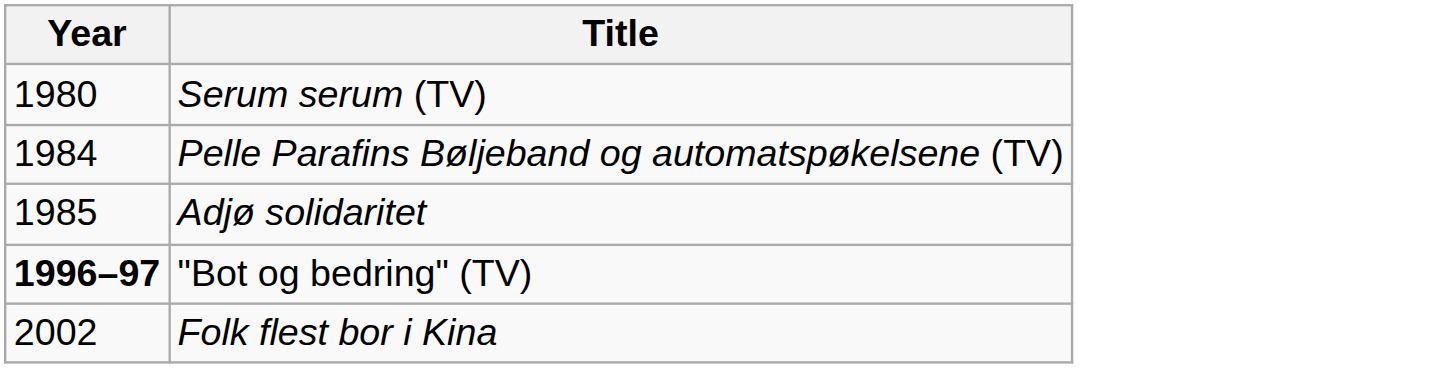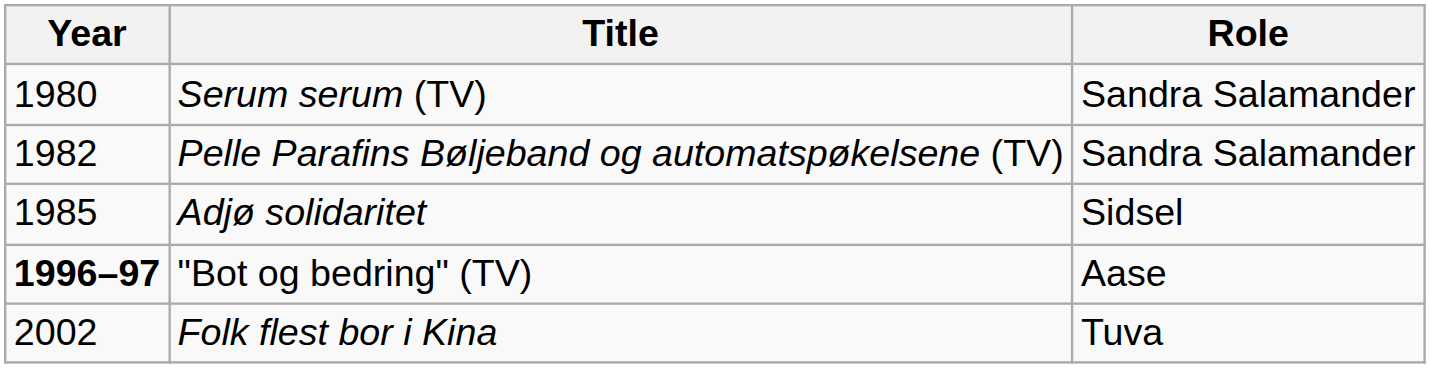+ column: (1248, 34)
(56, 153) 1984 -> (56, 153) 1982
